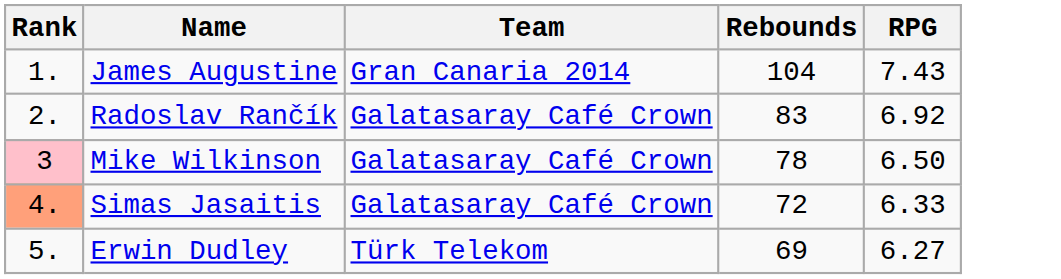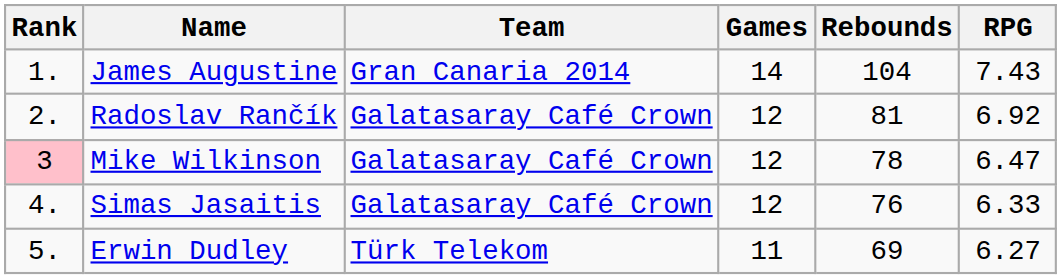+ column: (767, 27)
(792, 117) 83 -> (887, 117) 81
(913, 162) 6.50 -> (1008, 162) 6.47
(45, 206) lightsalmon background -> (45, 206) no background
(792, 206) 72 -> (887, 206) 76
